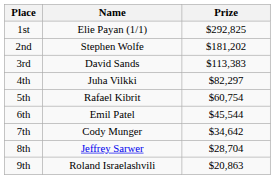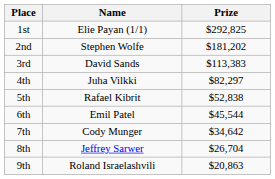(226, 98) $60,754 -> (226, 98) $52,838
(226, 149) $28,704 -> (226, 149) $26,704
